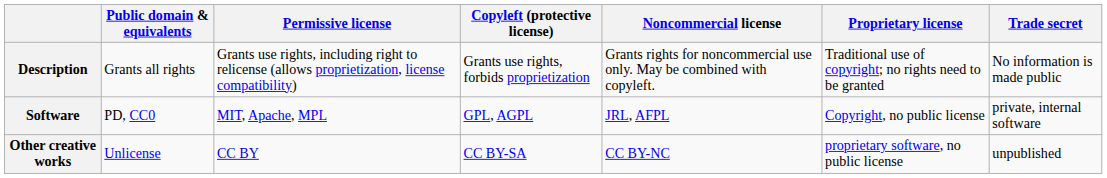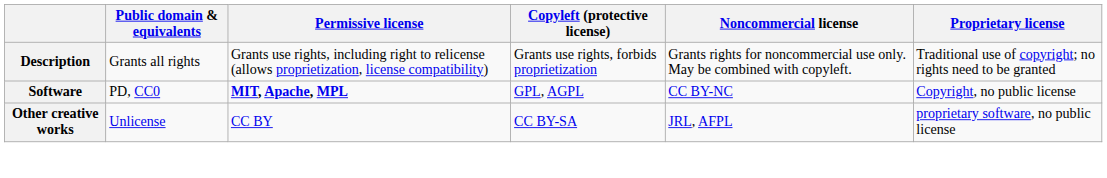- column: (1045, 23)
(272, 115) normal -> (289, 92) bold
(637, 115) JRL, AFPL -> (701, 92) CC BY-NC
(638, 153) CC BY-NC -> (700, 122) JRL, AFPL
